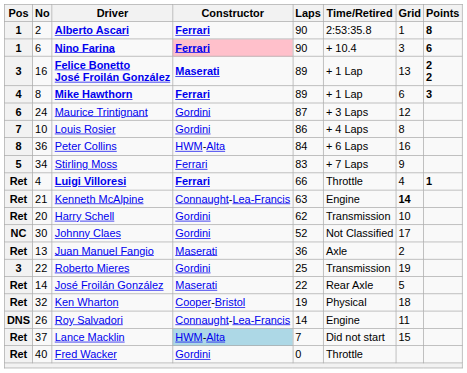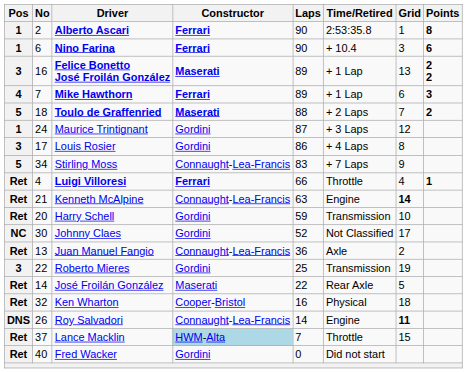(193, 48) pink background -> (193, 48) no background
(38, 95) 8 -> (38, 95) 7
+ row: (108, 112)
(18, 112) 6 -> (18, 129) 1
(18, 129) 7 -> (18, 147) 3
(41, 129) 10 -> (41, 147) 17
- row: (86, 147)
(191, 164) Ferrari -> (233, 164) Connaught-Lea-Francis
(301, 216) 62 -> (301, 216) 59
(196, 251) Maserati -> (233, 251) Connaught-Lea-Francis
(301, 303) 19 -> (301, 303) 16
(404, 320) normal -> (404, 320) bold
(355, 337) Did not start -> (344, 337) Throttle
(344, 355) Throttle -> (355, 355) Did not start
